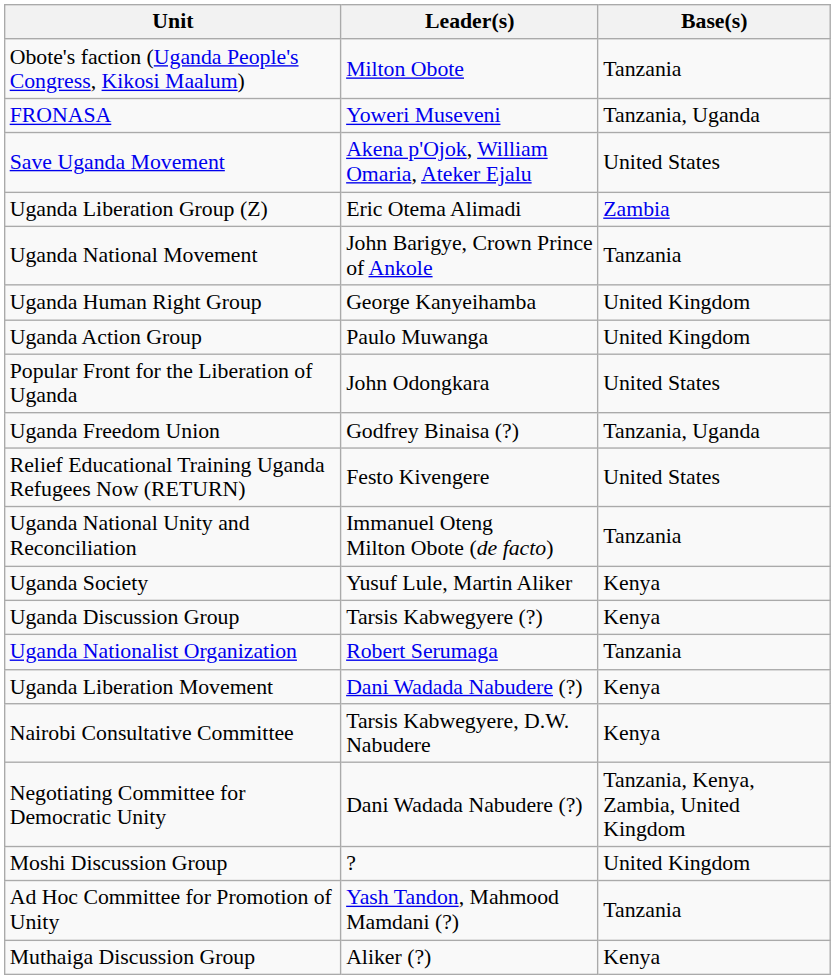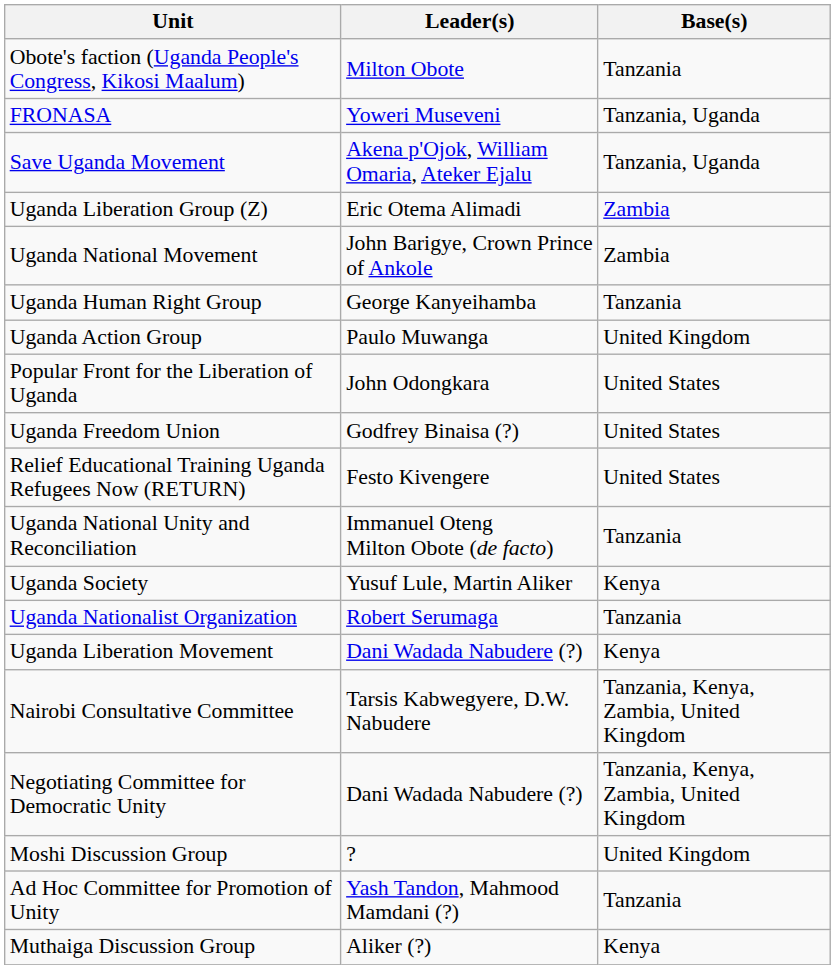(662, 162) United States -> (682, 162) Tanzania, Uganda
(642, 255) Tanzania -> (637, 255) Zambia
(677, 302) United Kingdom -> (642, 302) Tanzania
(682, 430) Tanzania, Uganda -> (662, 430) United States
- row: (125, 617)
(632, 733) Kenya -> (679, 710) Tanzania, Kenya, Zambia, United Kingdom
